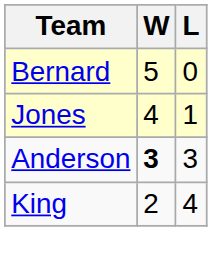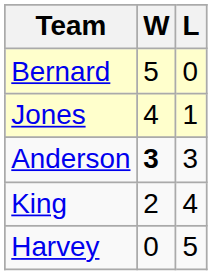+ row: (55, 247)
